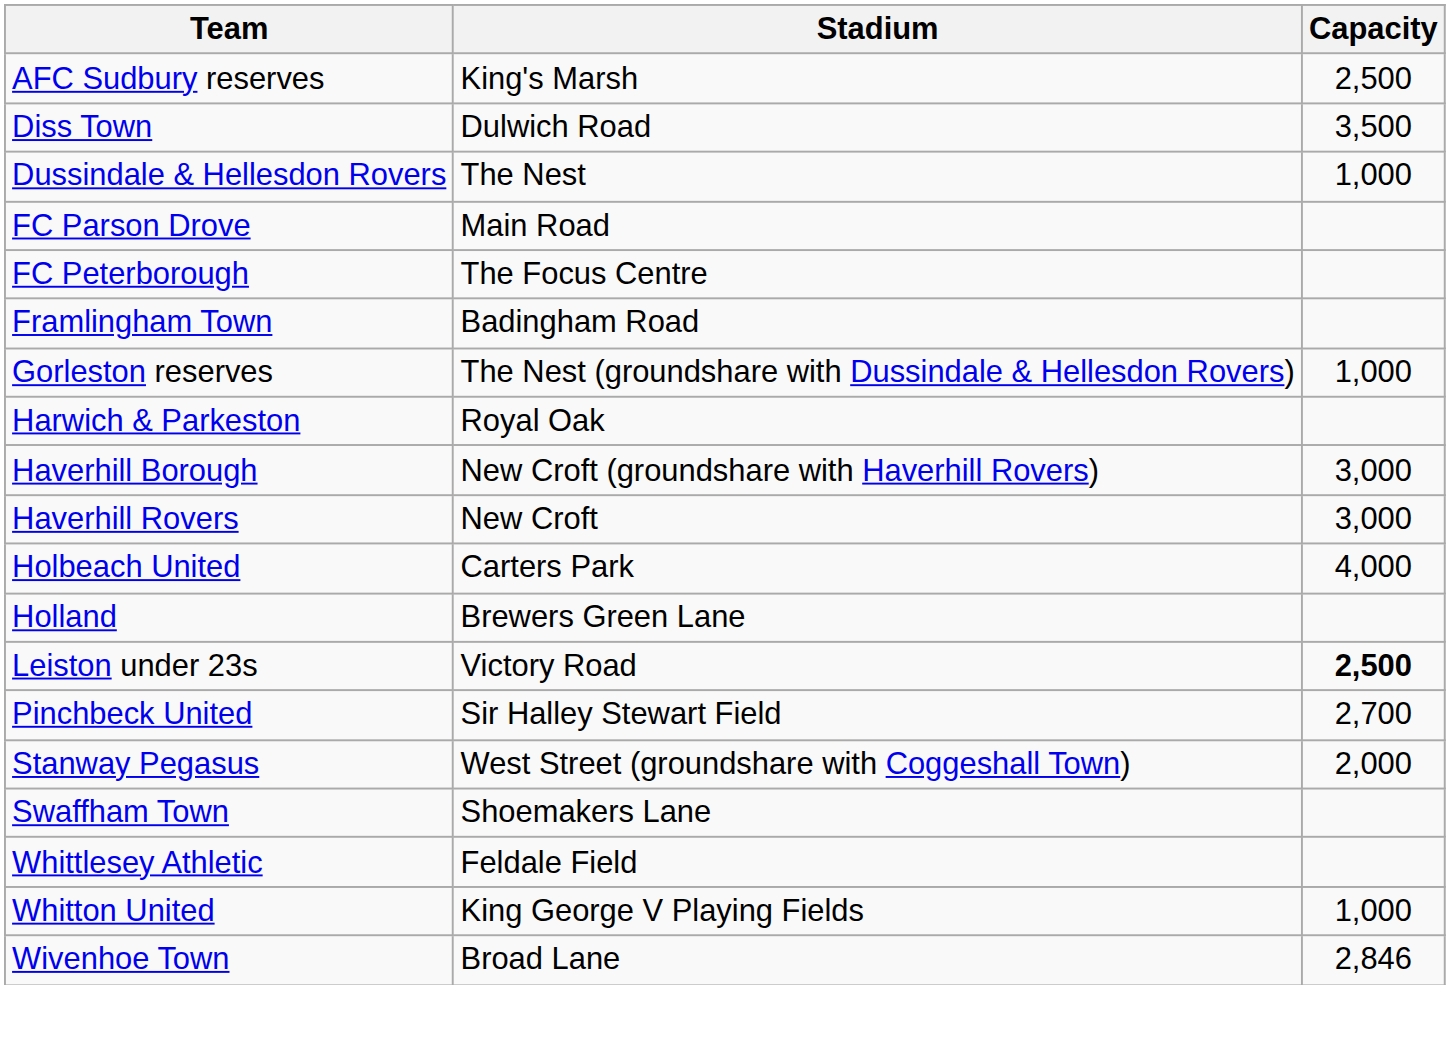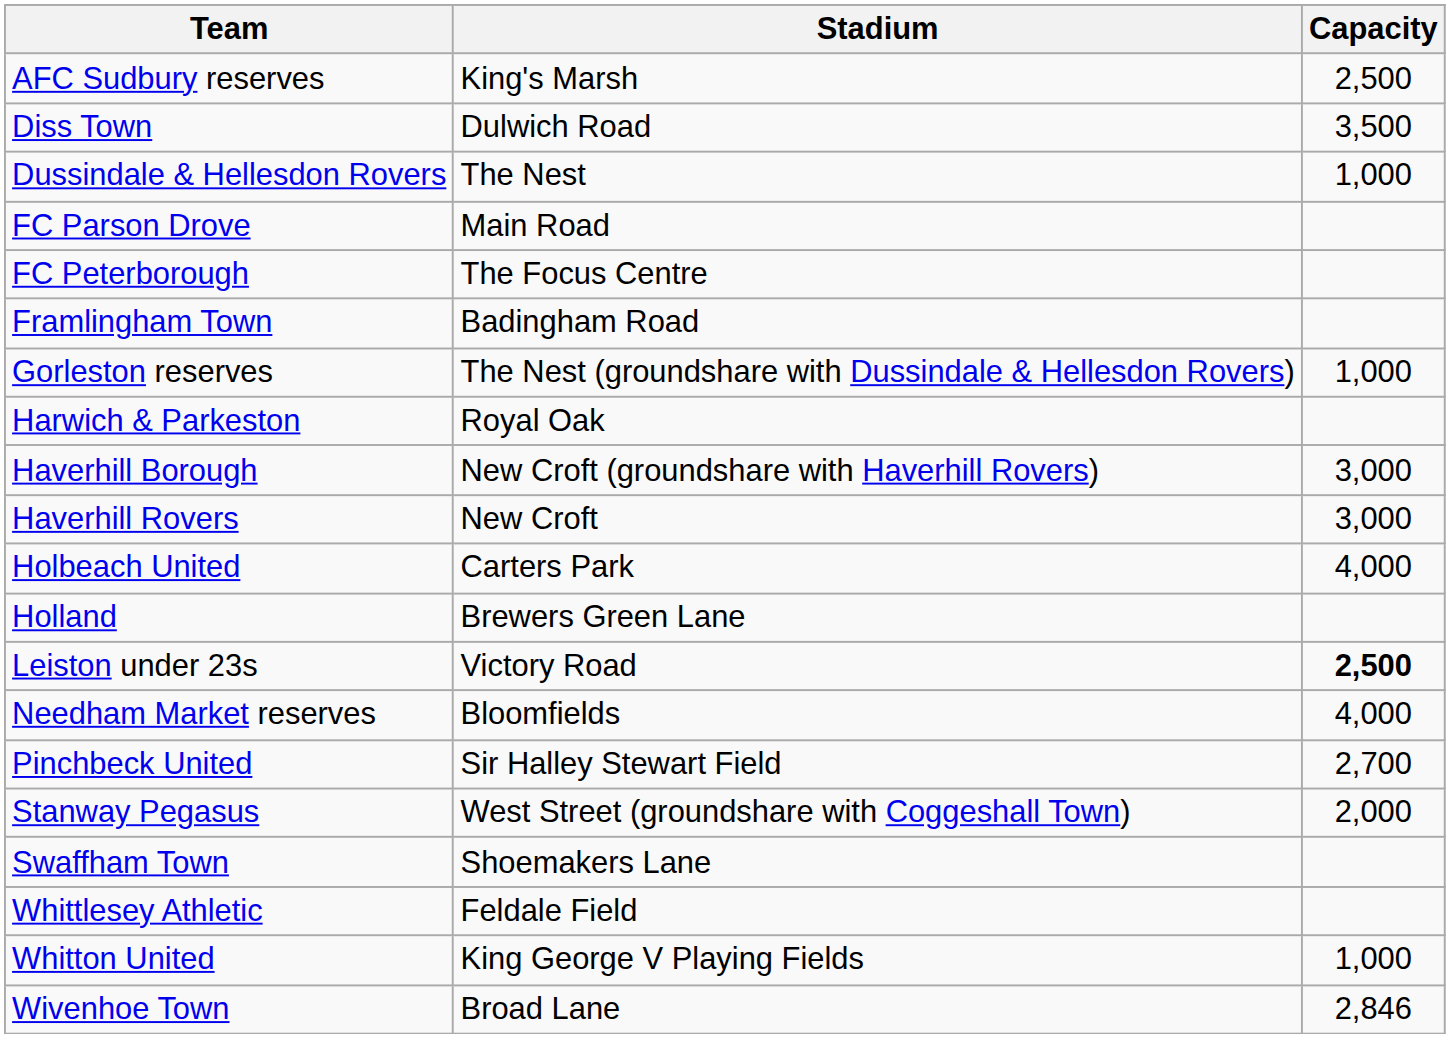+ row: (194, 714)
